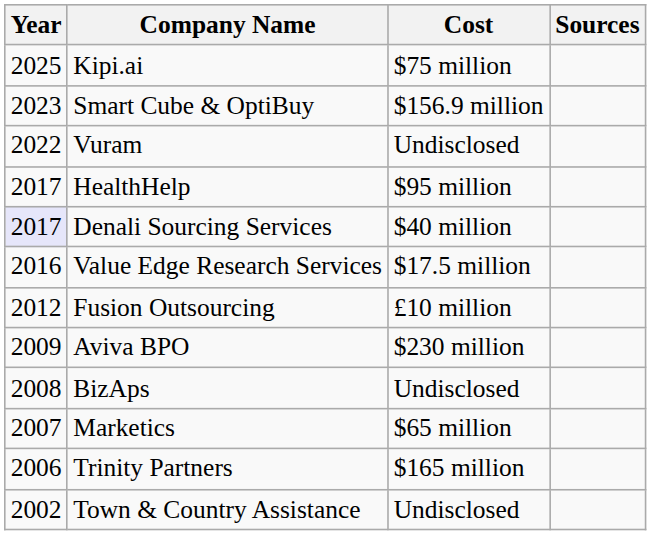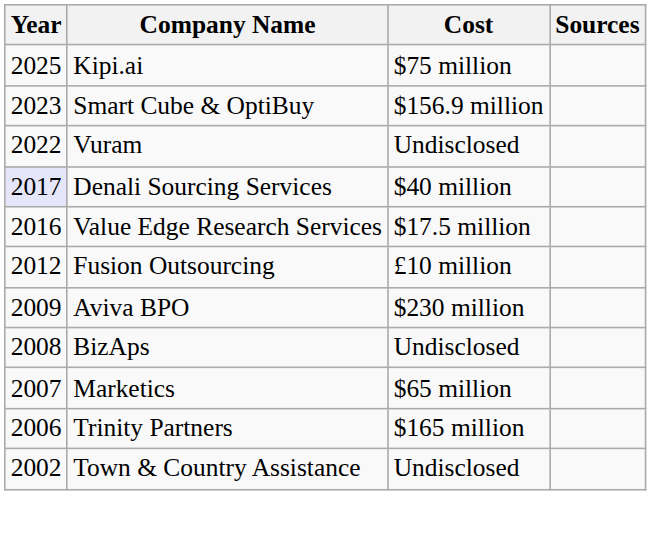- row: (132, 186)
